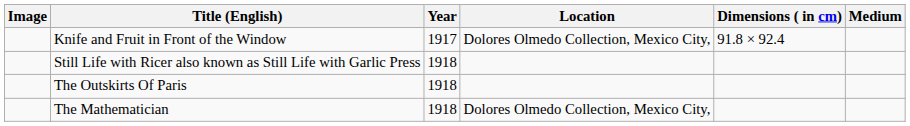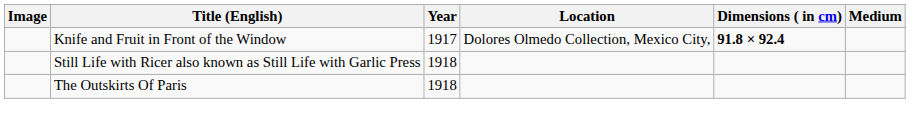(751, 39) normal -> (751, 39) bold
- row: (111, 109)
